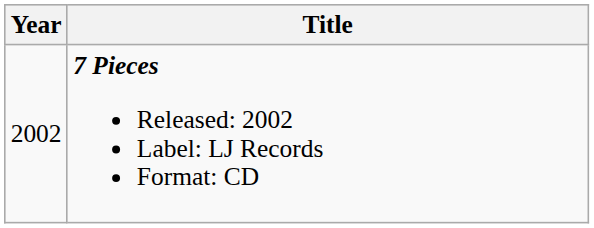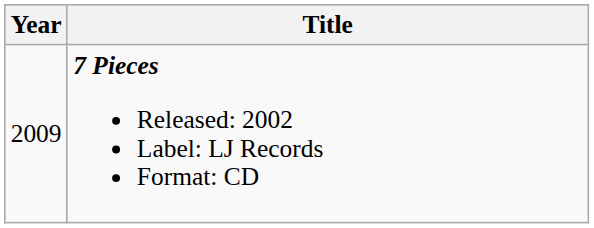(36, 133) 2002 -> (36, 133) 2009
